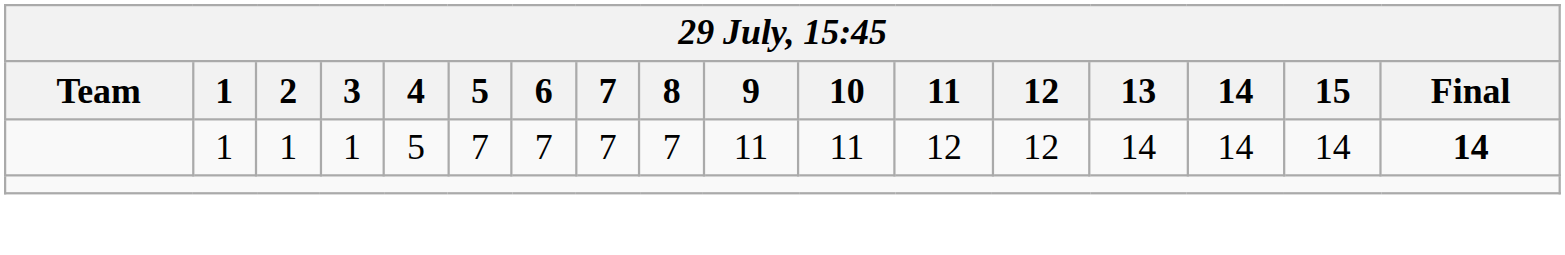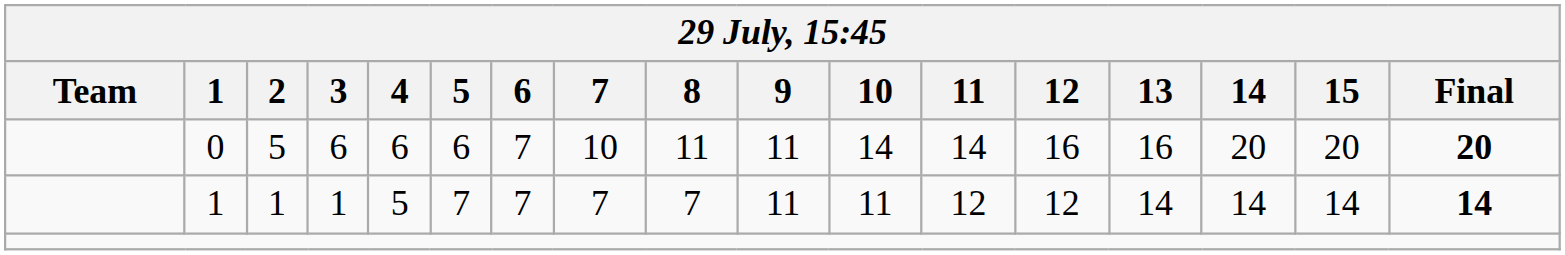+ row: (216, 146)
